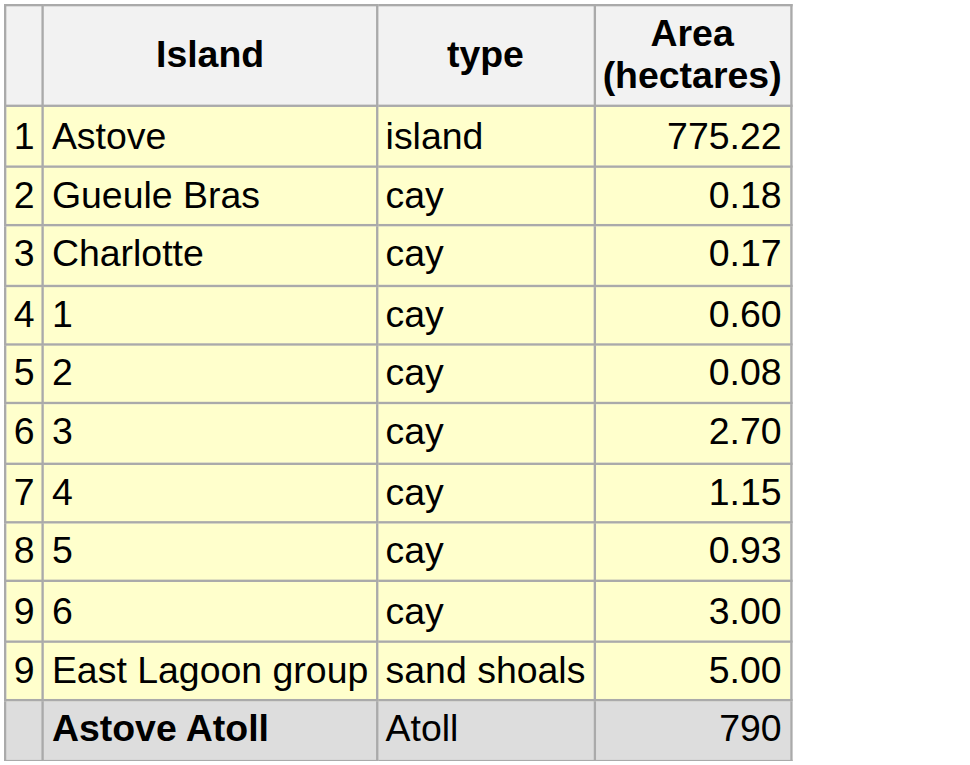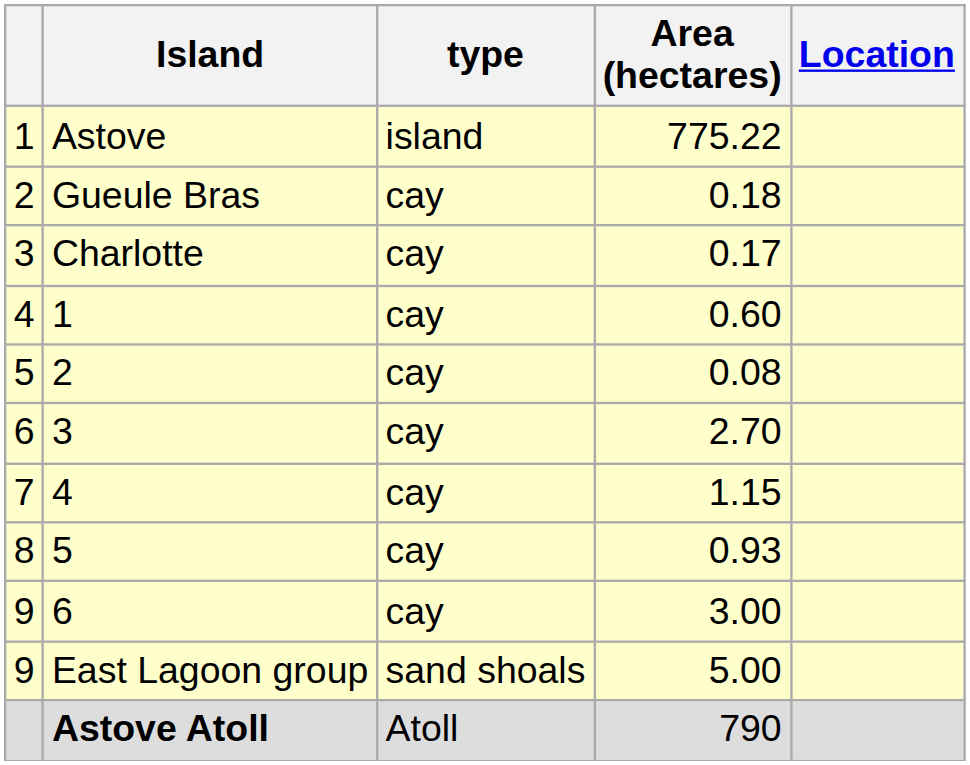+ column: (877, 55)
